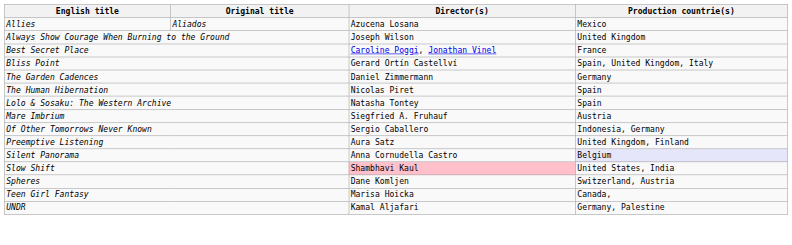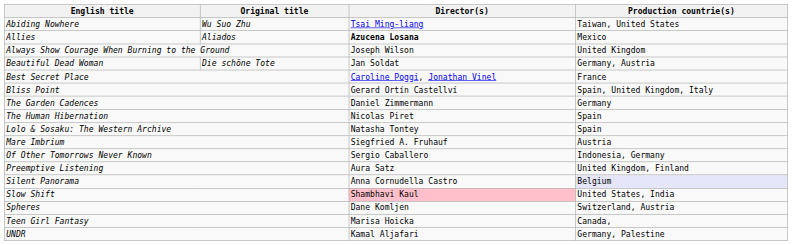+ row: (43, 24)
(385, 24) normal -> (385, 37) bold
+ row: (55, 63)
